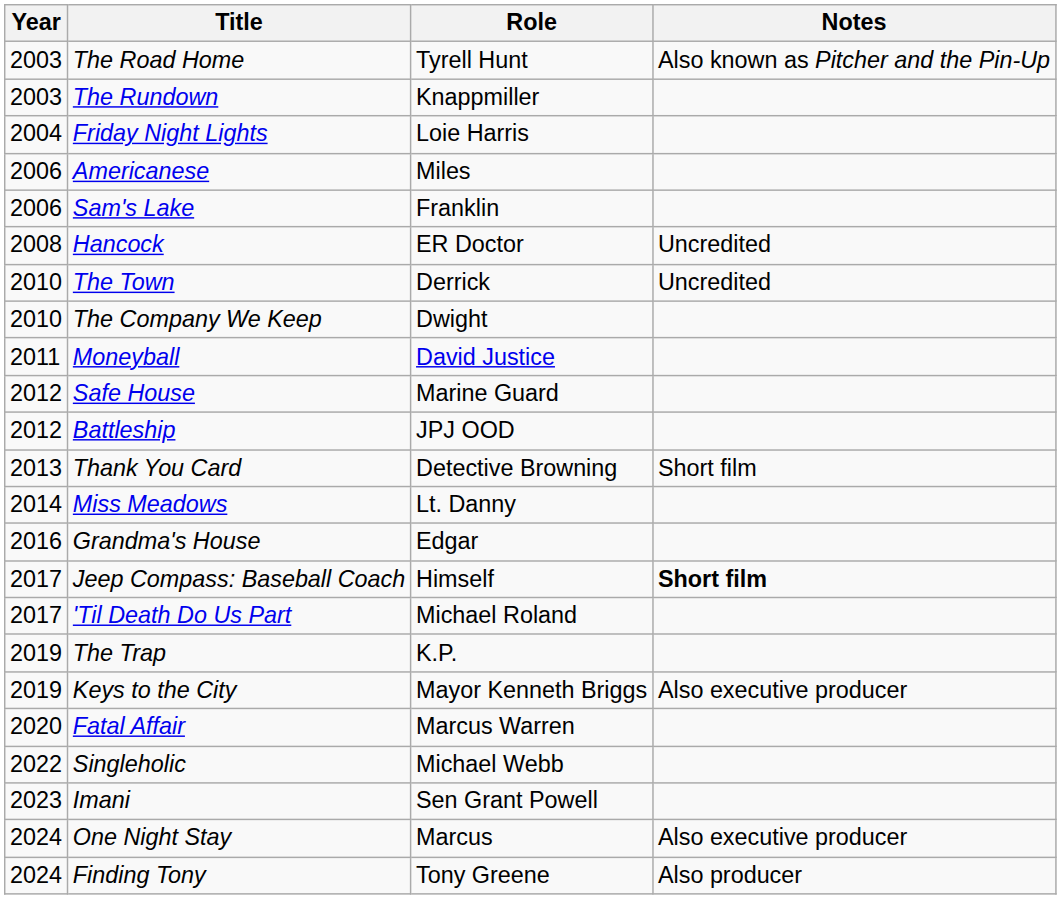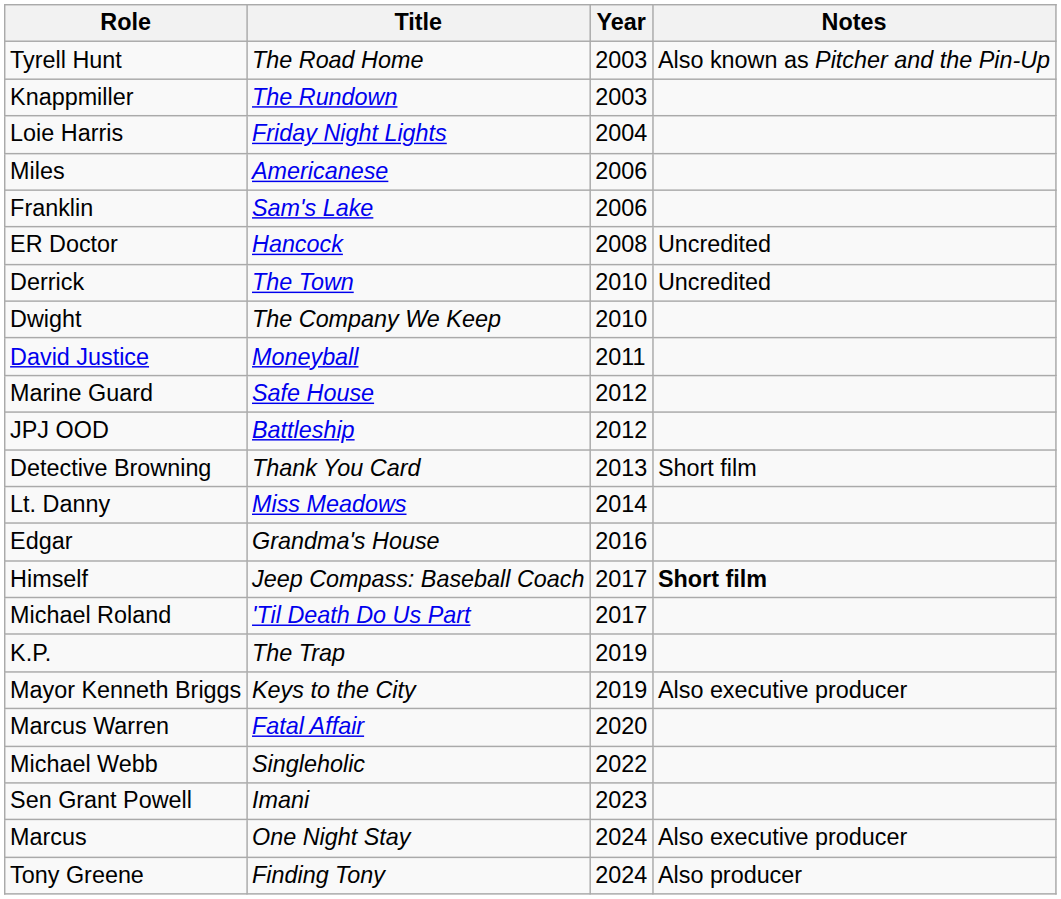columns swapped: (36, 23) <-> (532, 23)
